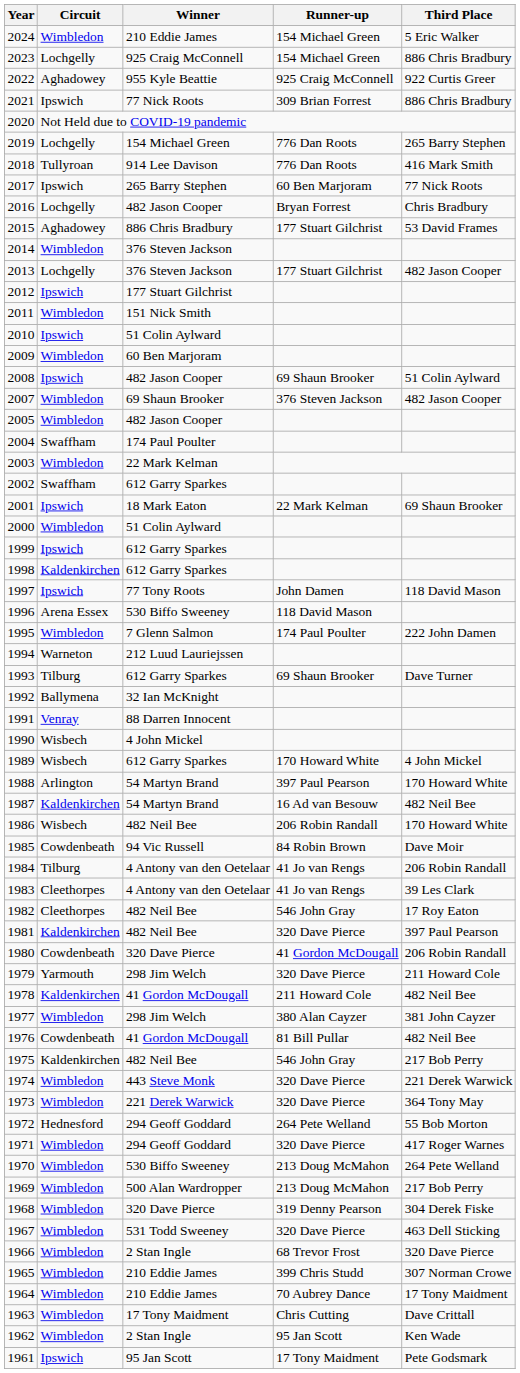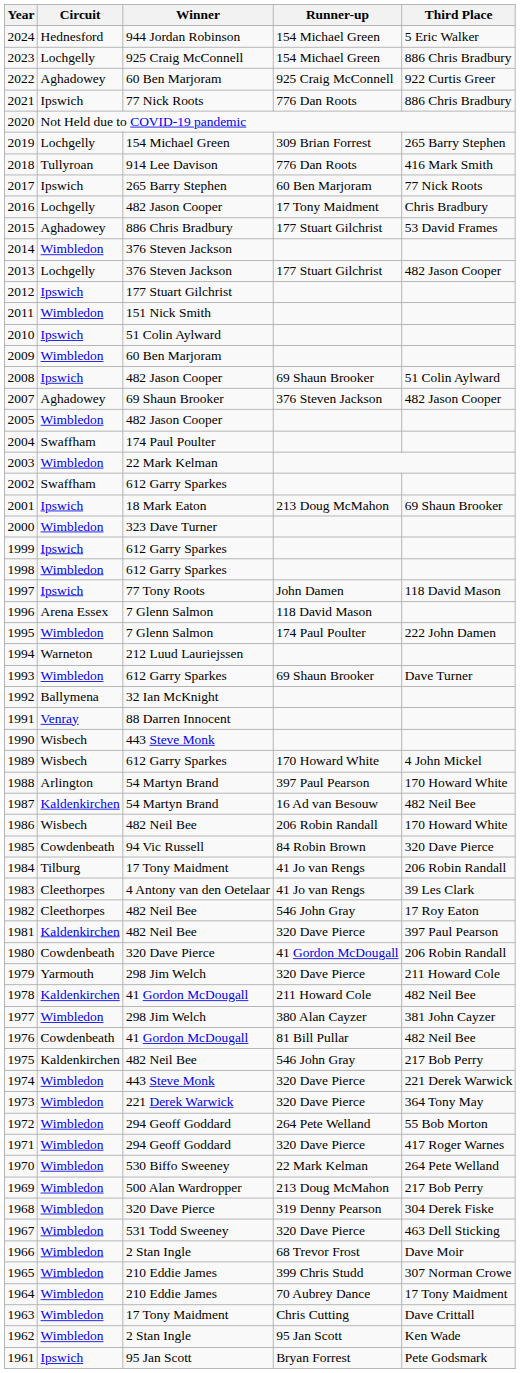(72, 36) Wimbledon -> (72, 36) Hednesford
(171, 36) 210 Eddie James -> (183, 36) 944 Jordan Robinson
(171, 79) 955 Kyle Beattie -> (174, 79) 60 Ben Marjoram
(324, 100) 309 Brian Forrest -> (316, 100) 776 Dan Roots
(316, 143) 776 Dan Roots -> (324, 143) 309 Brian Forrest
(313, 206) Bryan Forrest -> (327, 206) 17 Tony Maidment
(72, 398) Wimbledon -> (73, 398) Aghadowey
(322, 505) 22 Mark Kelman -> (333, 505) 213 Doug McMahon
(173, 526) 51 Colin Aylward -> (171, 526) 323 Dave Turner
(80, 569) Kaldenkirchen -> (72, 569) Wimbledon
(178, 611) 530 Biffo Sweeney -> (170, 611) 7 Glenn Salmon
(60, 675) Tilburg -> (72, 675) Wimbledon
(164, 739) 4 John Mickel -> (170, 739) 443 Steve Monk
(434, 846) Dave Moir -> (449, 846) 320 Dave Pierce
(198, 867) 4 Antony van den Oetelaar -> (177, 867) 17 Tony Maidment
(72, 1123) Hednesford -> (72, 1123) Wimbledon
(333, 1166) 213 Doug McMahon -> (322, 1166) 22 Mark Kelman
(449, 1251) 320 Dave Pierce -> (434, 1251) Dave Moir
(327, 1358) 17 Tony Maidment -> (313, 1358) Bryan Forrest
